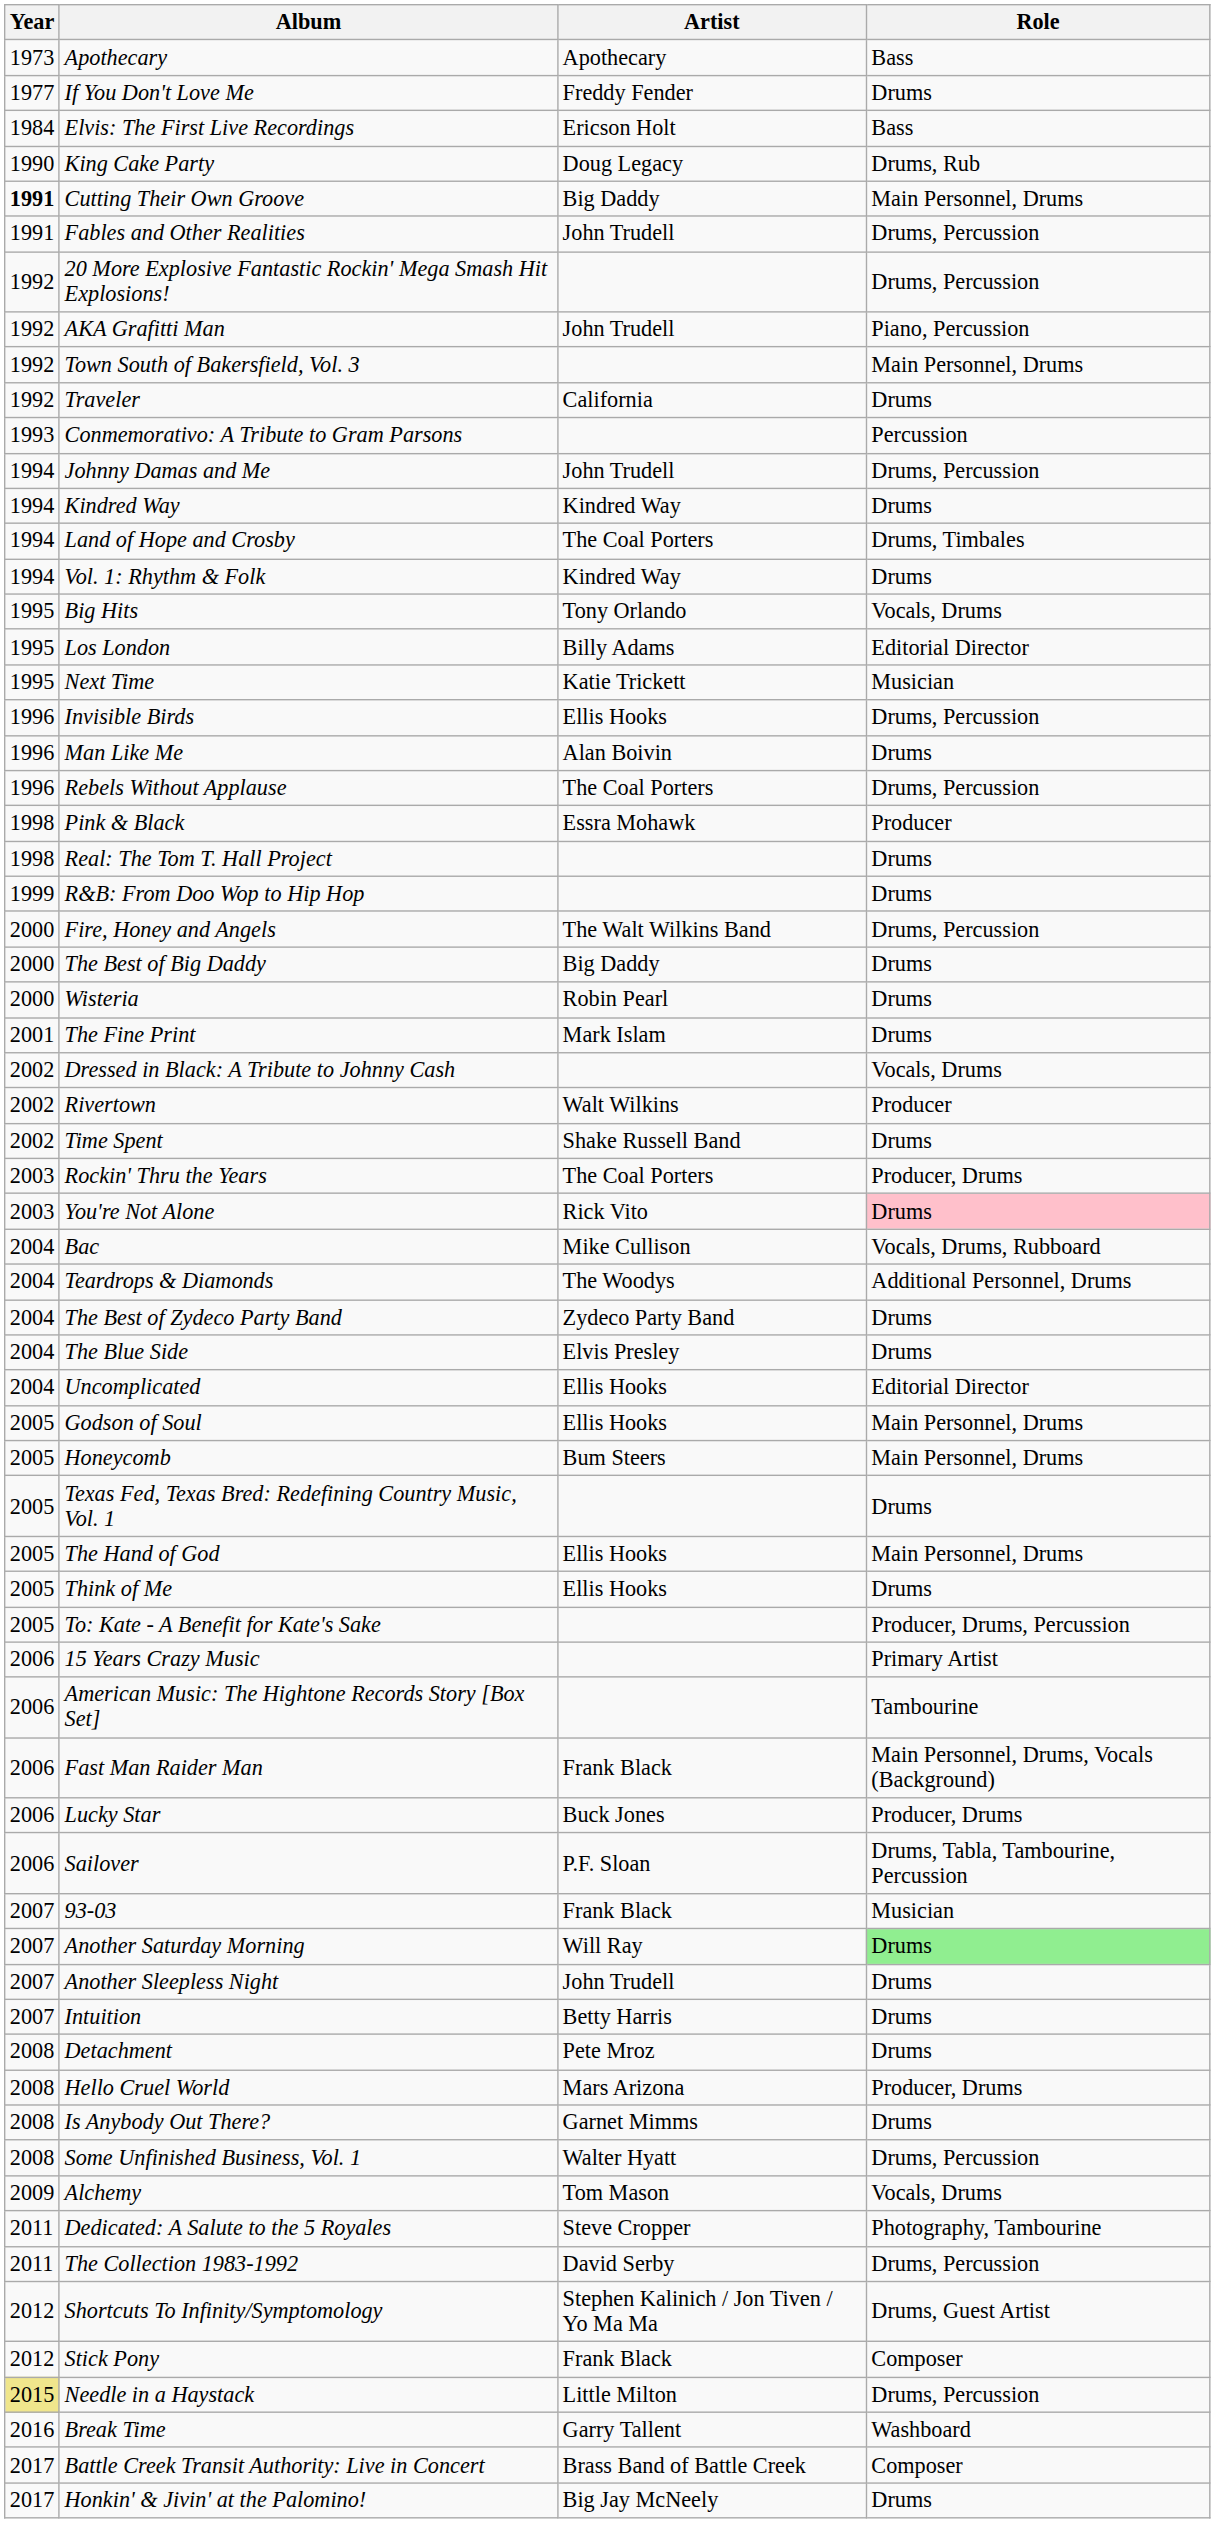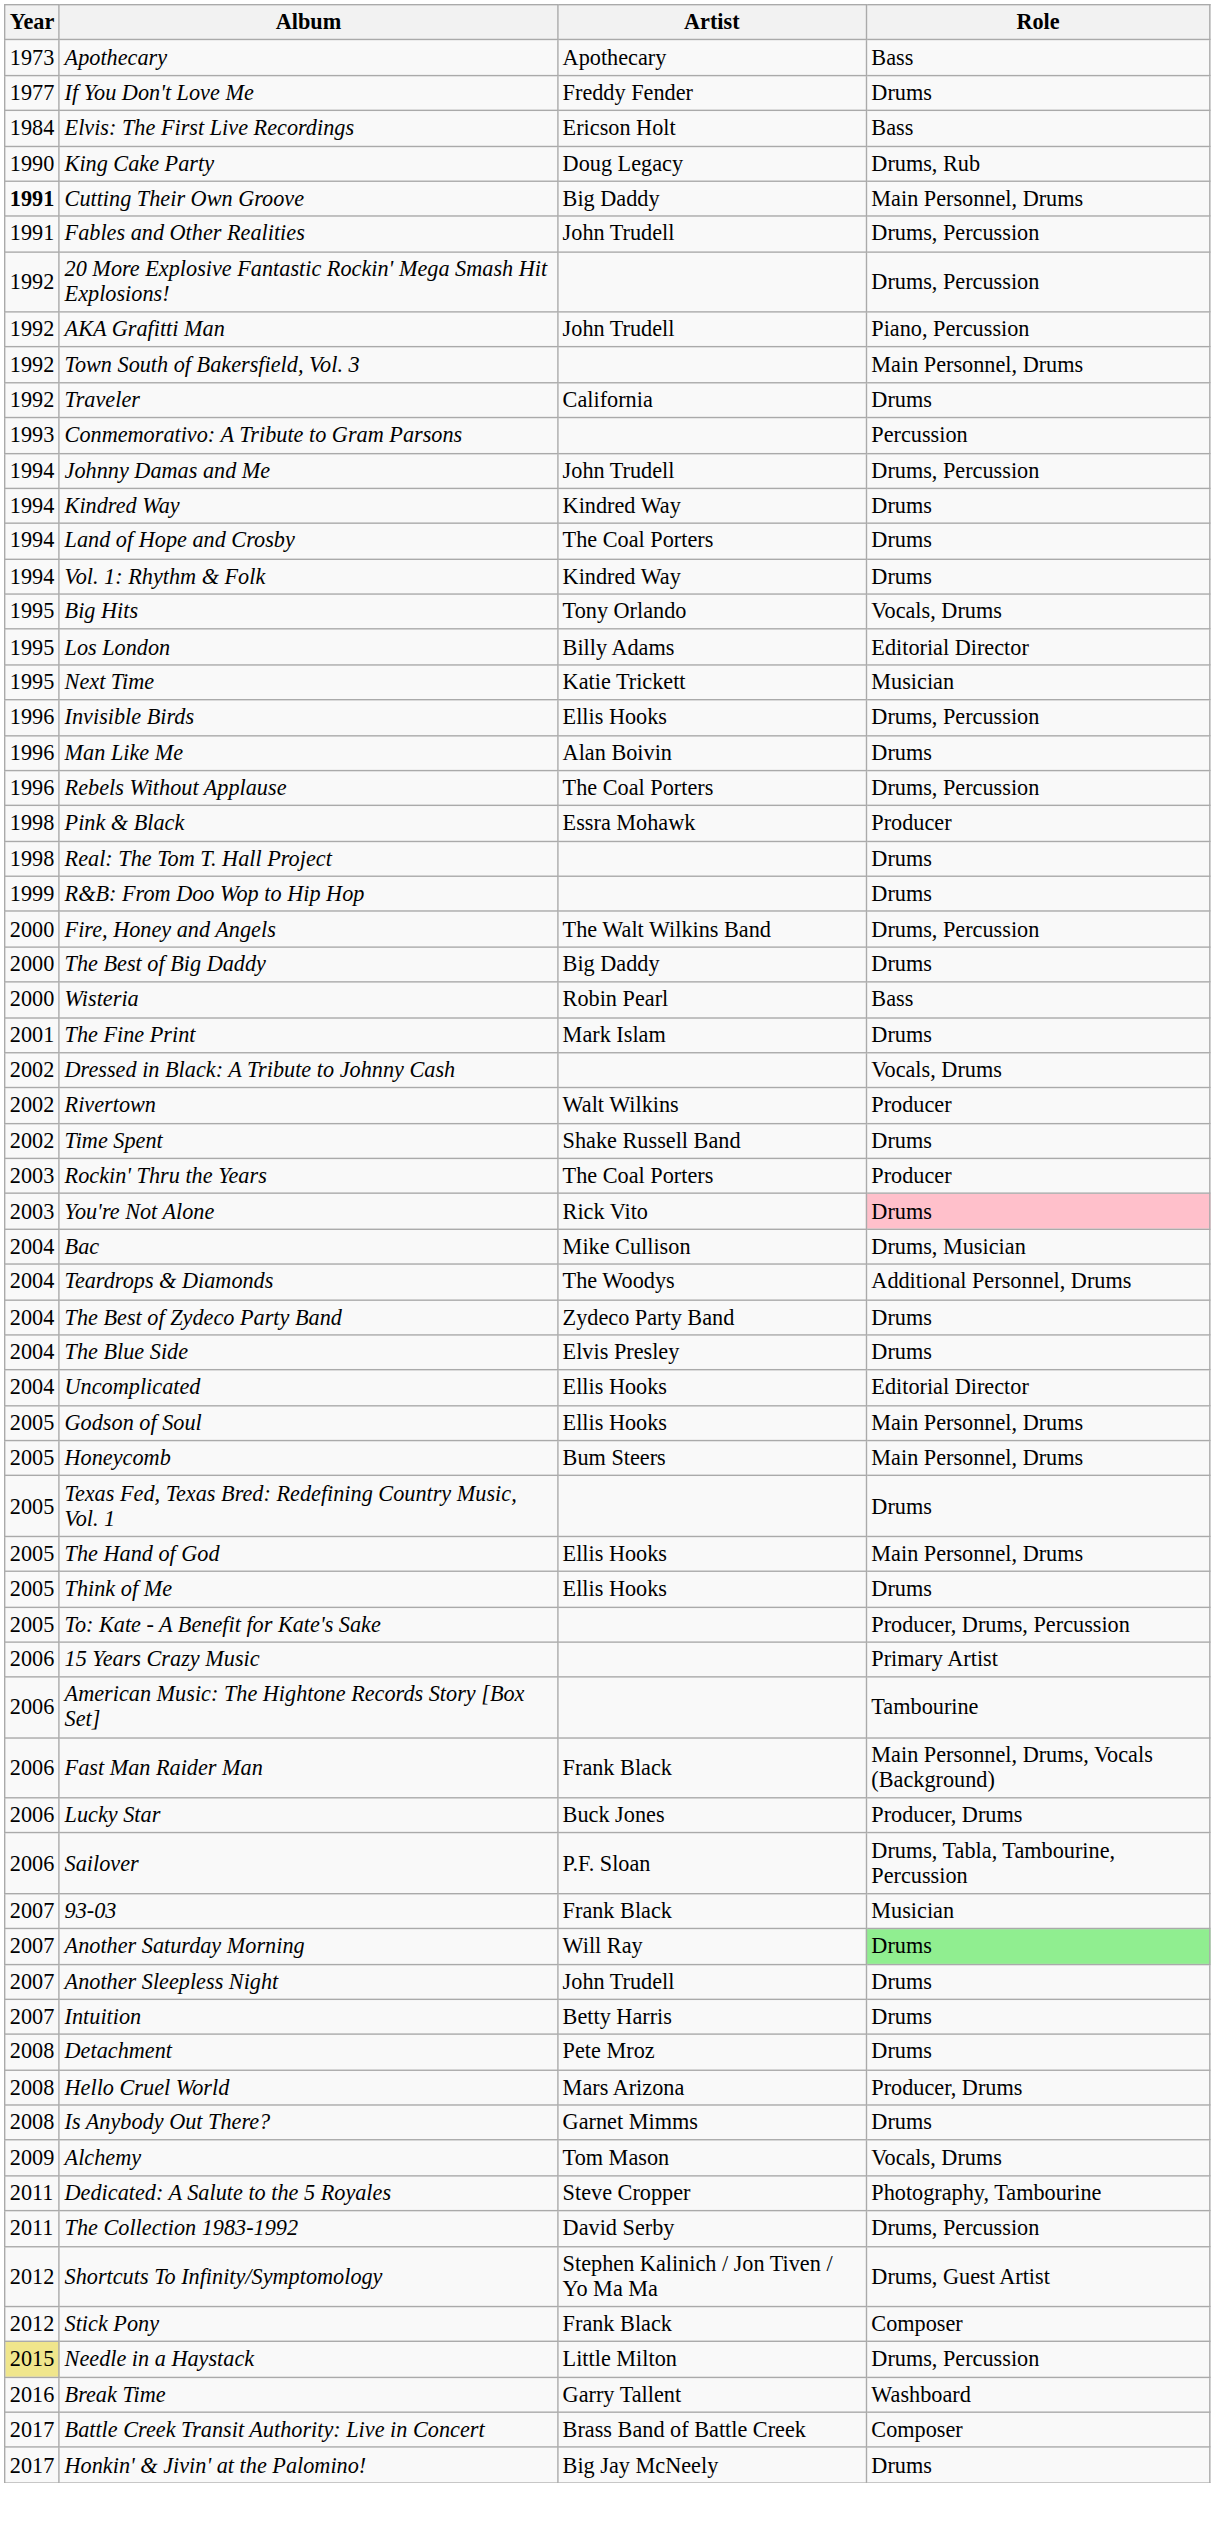(948, 540) Drums, Timbales -> (902, 540) Drums
(902, 999) Drums -> (892, 999) Bass
(947, 1175) Producer, Drums -> (911, 1175) Producer
(986, 1246) Vocals, Drums, Rubboard -> (949, 1246) Drums, Musician
- row: (213, 2157)
